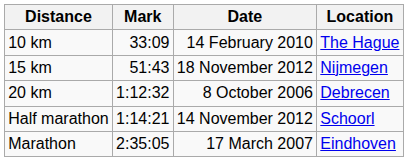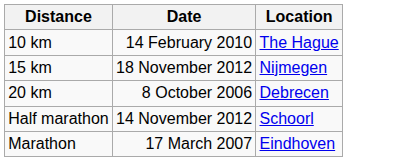- column: (143, 17)
